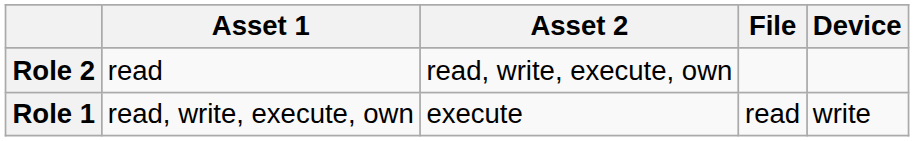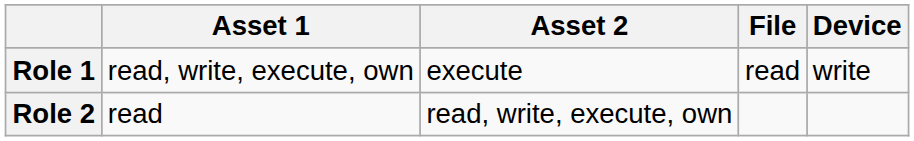rows swapped: (54, 113) <-> (54, 69)
